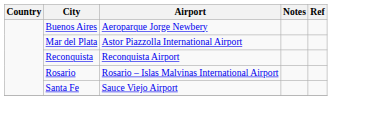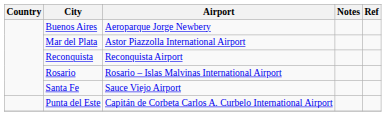+ row: (73, 103)
